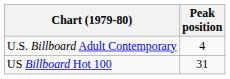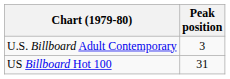(202, 45) 4 -> (202, 45) 3
